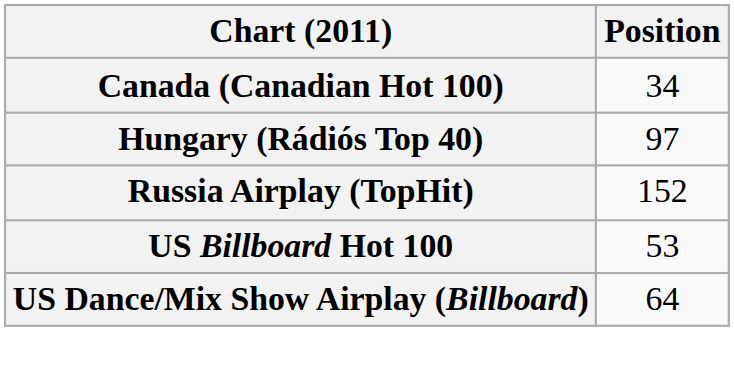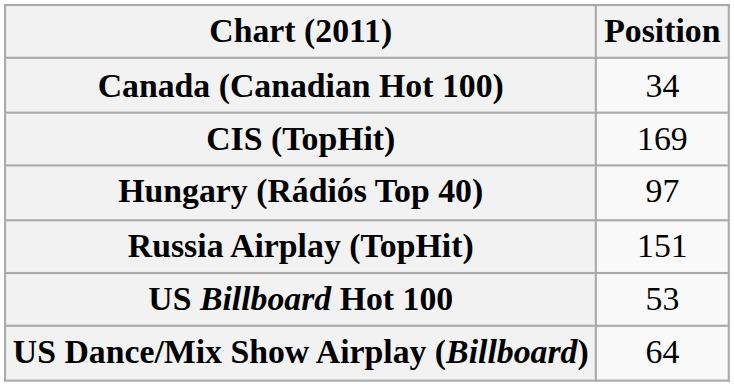+ row: (301, 138)
(662, 191) 152 -> (662, 245) 151
